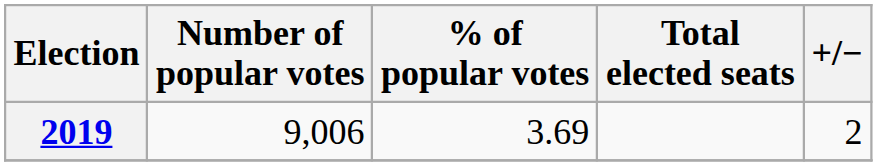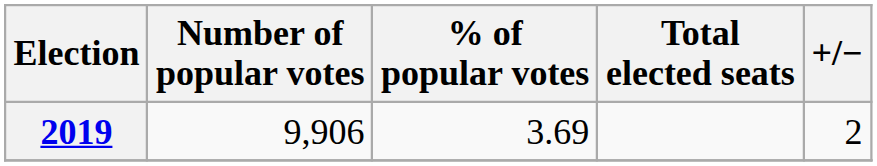(324, 130) 9,006 -> (324, 130) 9,906
